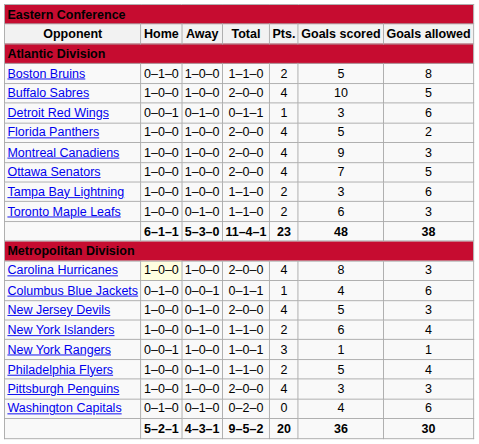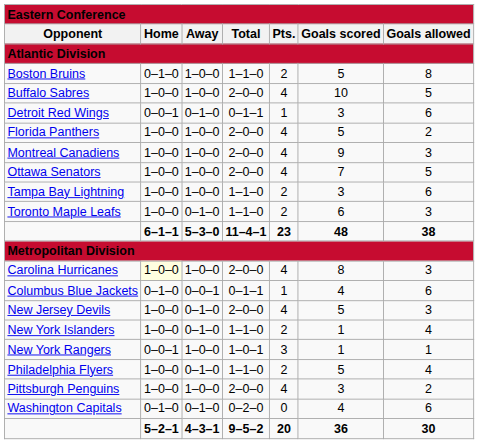(341, 329) 6 -> (341, 329) 1
(429, 389) 3 -> (429, 389) 2
